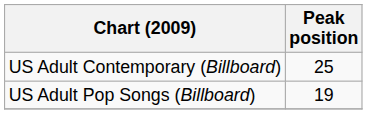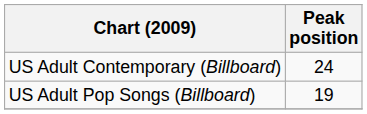(324, 66) 25 -> (324, 66) 24
